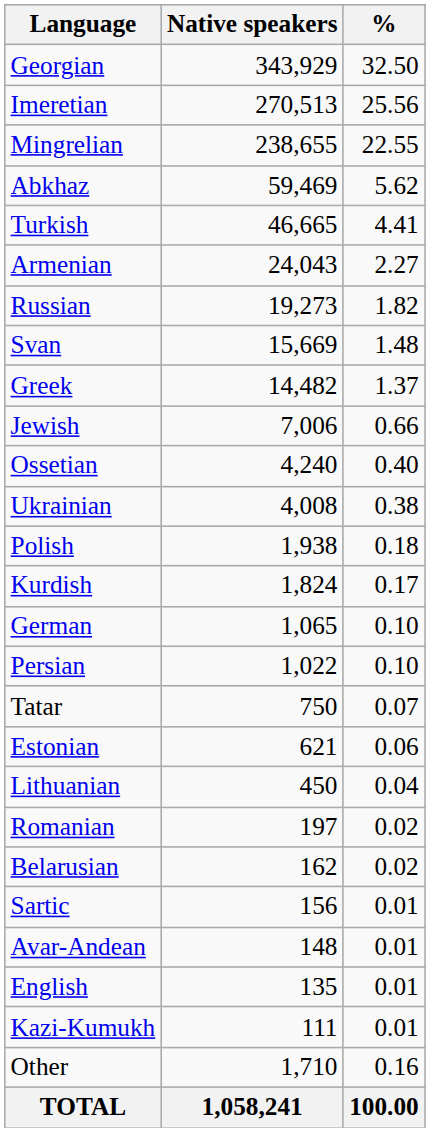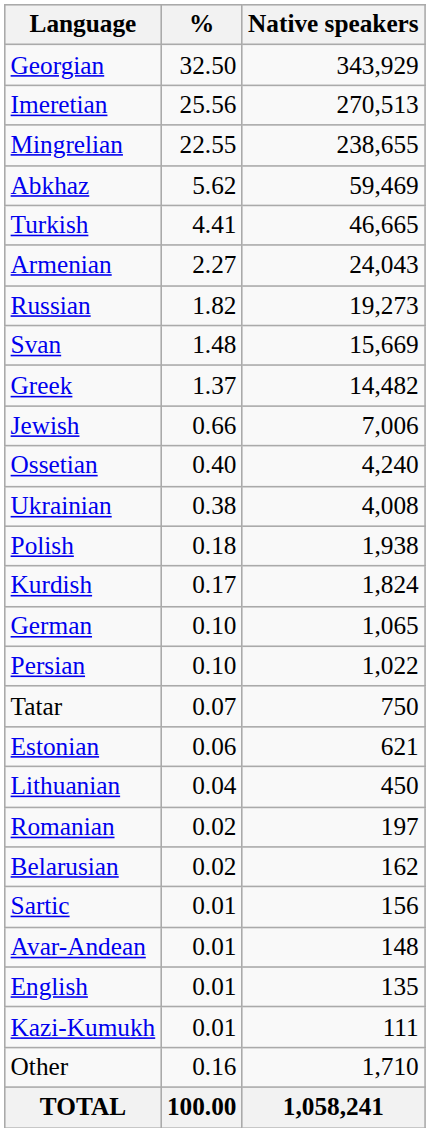columns swapped: (252, 24) <-> (384, 24)
